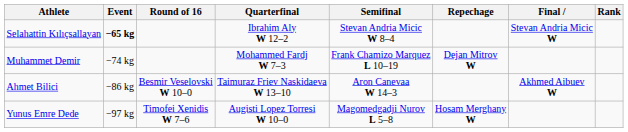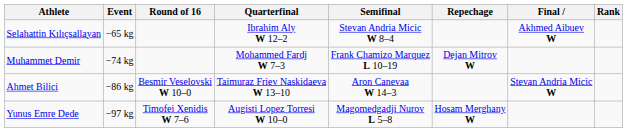(120, 33) bold -> (120, 33) normal
(552, 33) Stevan Andria Micic W -> (551, 33) Akhmed Aibuev W
(552, 87) Akhmed Aibuev W -> (551, 87) Stevan Andria Micic W
